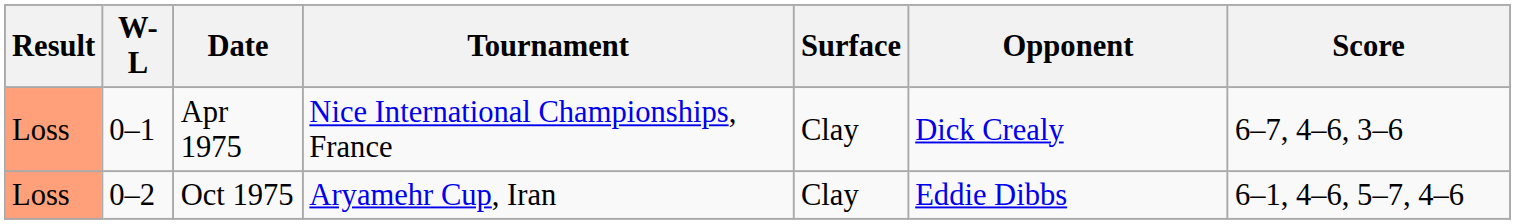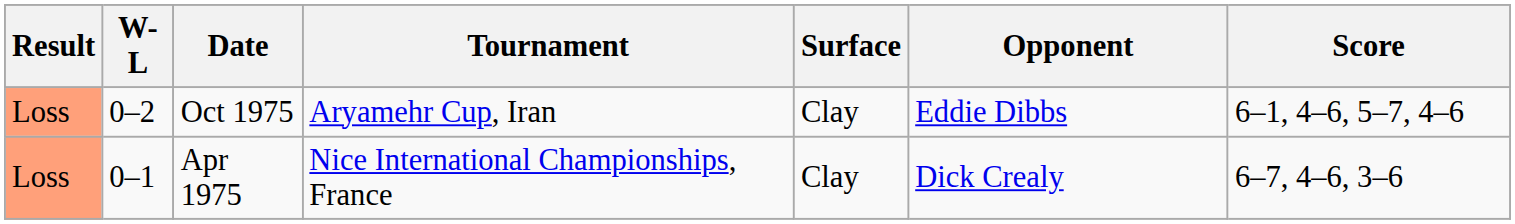rows swapped: (211, 128) <-> (237, 194)
